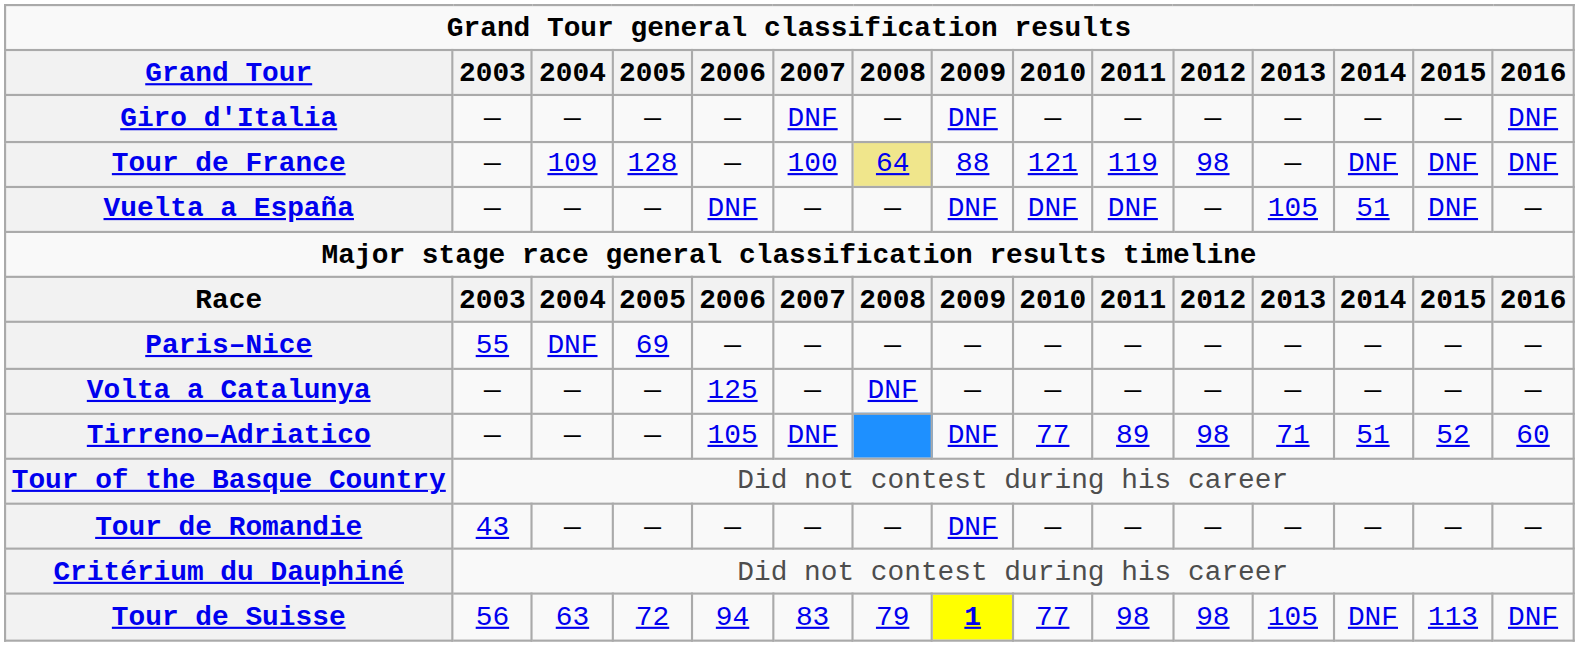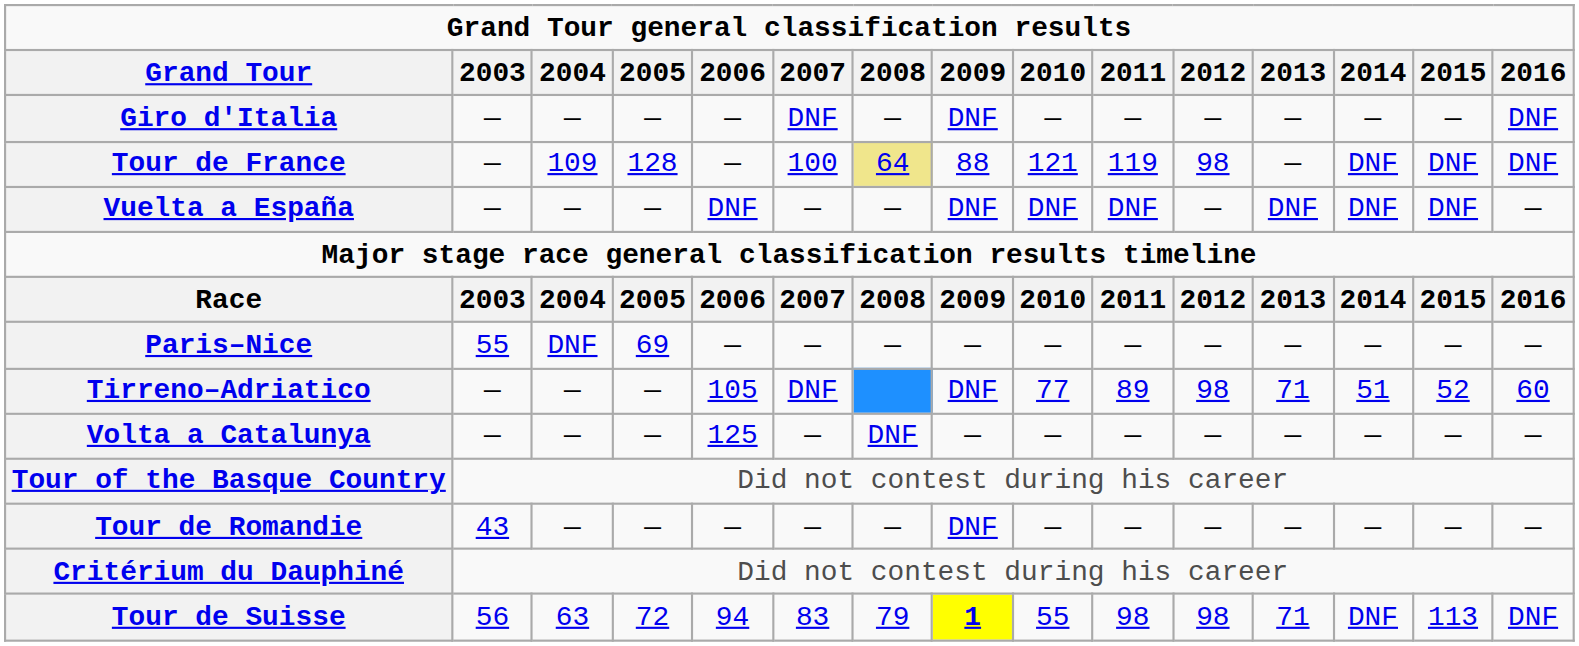(1293, 209) 105 -> (1293, 209) DNF
(1373, 209) 51 -> (1373, 209) DNF
rows swapped: (229, 436) <-> (229, 390)
(1053, 617) 77 -> (1053, 617) 55
(1293, 617) 105 -> (1293, 617) 71
